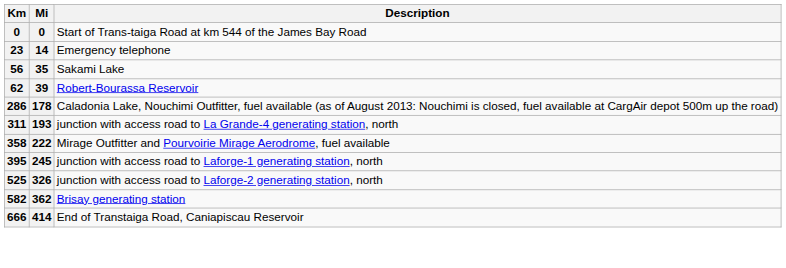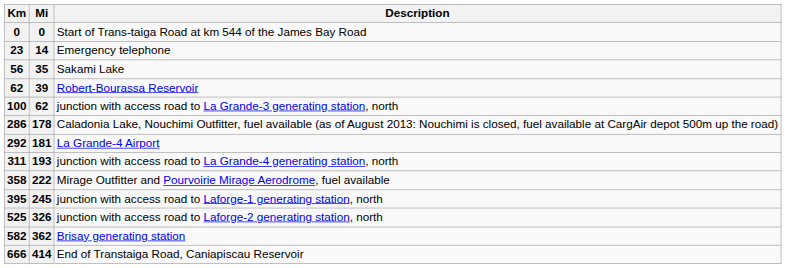+ row: (17, 106)
+ row: (17, 143)
